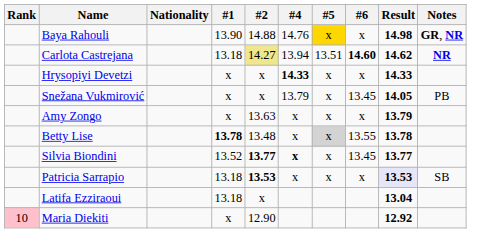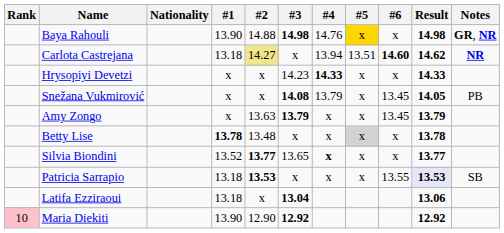+ column: (295, 14)
(362, 116) x -> (395, 116) 13.45
(362, 136) 13.55 -> (395, 136) x
(362, 156) 13.45 -> (395, 156) x
(362, 177) x -> (395, 177) 13.55
(398, 197) 13.04 -> (432, 197) 13.06
(228, 217) x -> (228, 217) 13.90
